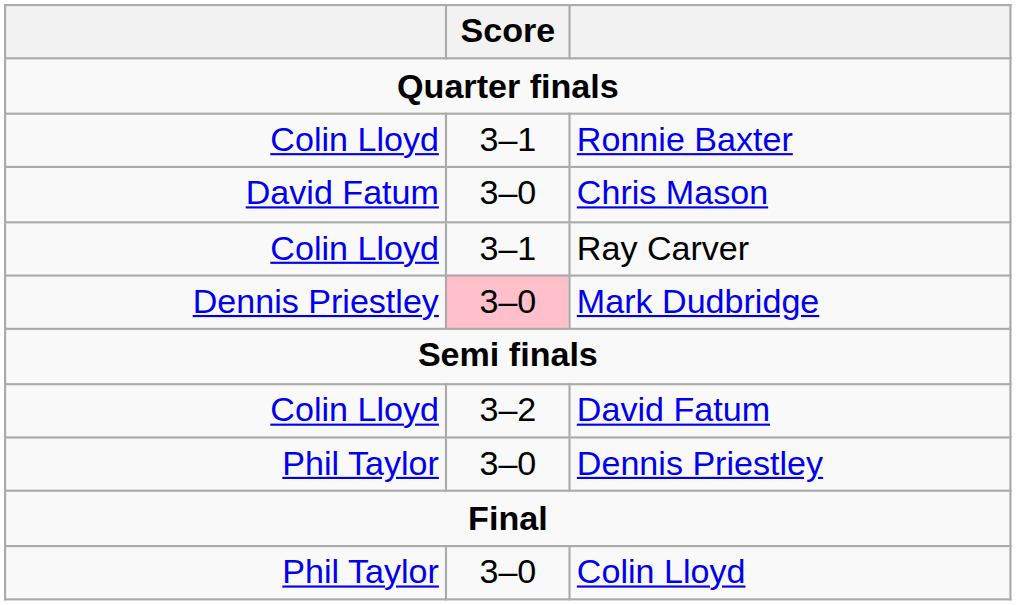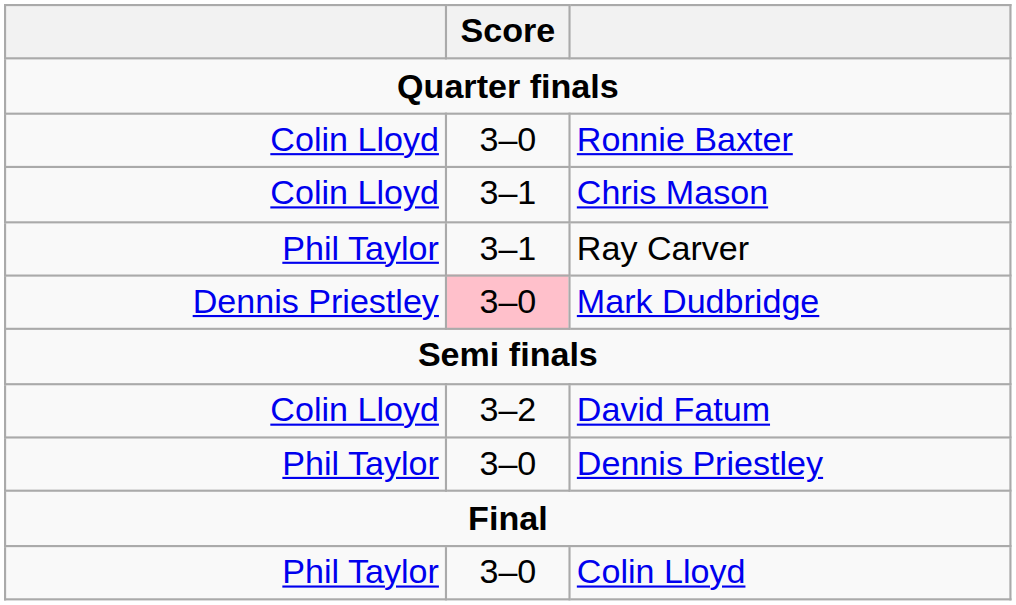(508, 139) 3–1 -> (508, 139) 3–0
(342, 193) David Fatum -> (355, 193) Colin Lloyd
(508, 193) 3–0 -> (508, 193) 3–1
(355, 247) Colin Lloyd -> (361, 247) Phil Taylor
